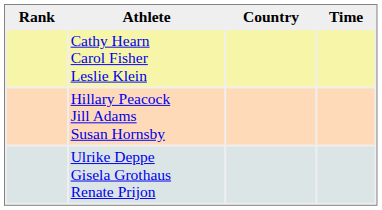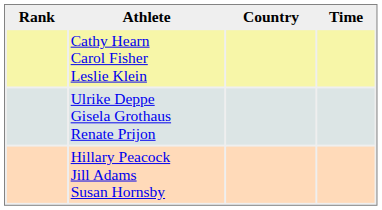rows swapped: (121, 174) <-> (120, 116)
